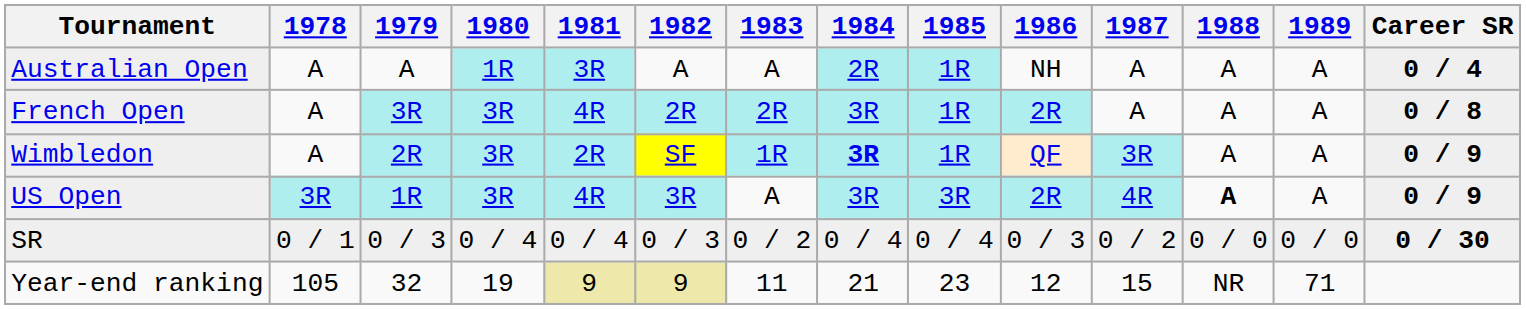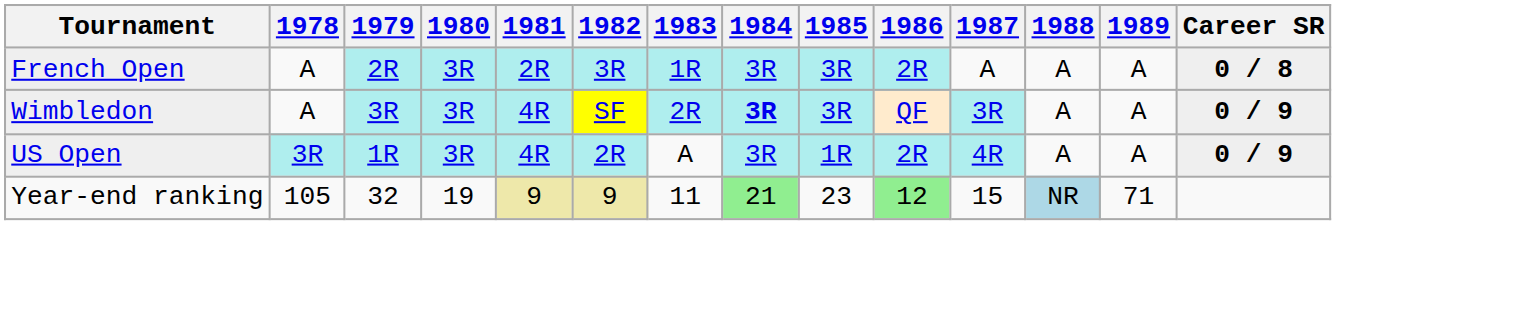- row: (129, 69)
(407, 112) 3R -> (383, 69) 2R
(589, 112) 4R -> (534, 69) 2R
(681, 112) 2R -> (610, 69) 3R
(772, 112) 2R -> (685, 69) 1R
(954, 112) 1R -> (836, 69) 3R
(407, 155) 2R -> (383, 112) 3R
(589, 155) 2R -> (534, 112) 4R
(772, 155) 1R -> (685, 112) 2R
(954, 155) 1R -> (836, 112) 3R
(681, 198) 3R -> (610, 155) 2R
(954, 198) 3R -> (836, 155) 1R
(1228, 198) bold -> (1063, 155) normal
- row: (27, 240)
(863, 283) no background -> (761, 198) lightgreen background
(1046, 283) no background -> (912, 198) lightgreen background
(1228, 283) no background -> (1063, 198) lightblue background
